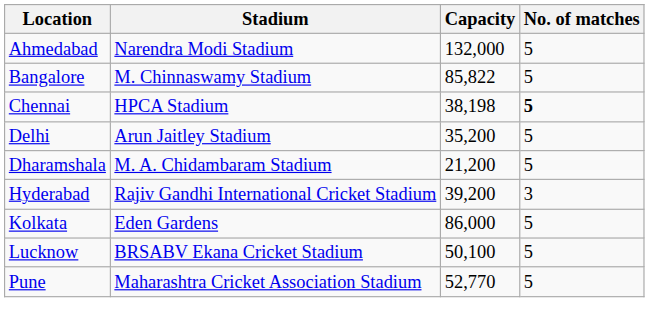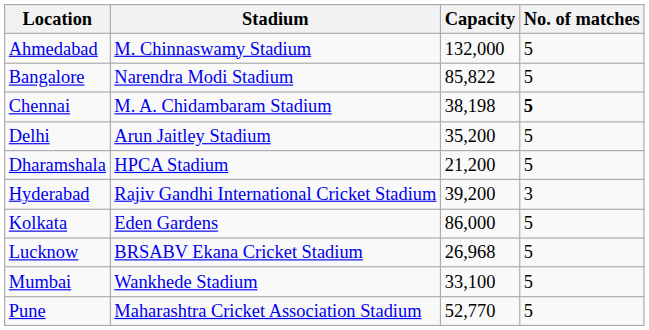(204, 48) Narendra Modi Stadium -> (213, 48) M. Chinnaswamy Stadium
(213, 77) M. Chinnaswamy Stadium -> (204, 77) Narendra Modi Stadium
(171, 106) HPCA Stadium -> (223, 106) M. A. Chidambaram Stadium
(223, 164) M. A. Chidambaram Stadium -> (171, 164) HPCA Stadium
(470, 252) 50,100 -> (470, 252) 26,968
+ row: (40, 281)
